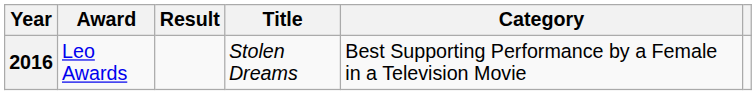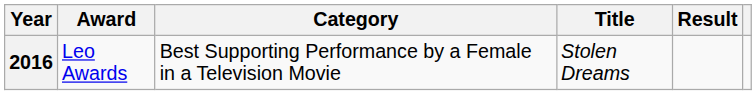columns swapped: (541, 20) <-> (190, 20)
